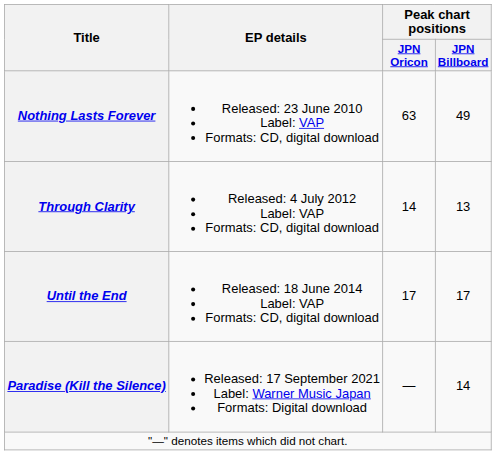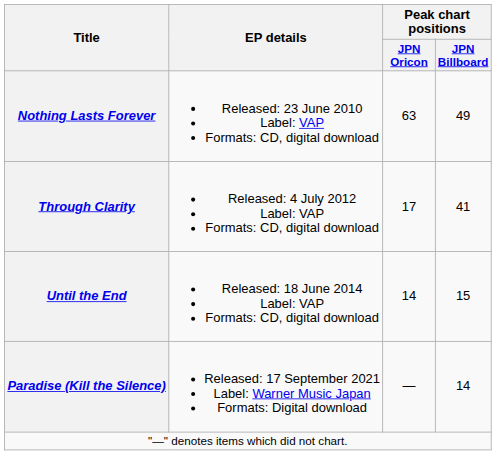(409, 206) 14 -> (409, 206) 17
(463, 206) 13 -> (463, 206) 41
(409, 296) 17 -> (409, 296) 14
(463, 296) 17 -> (463, 296) 15
